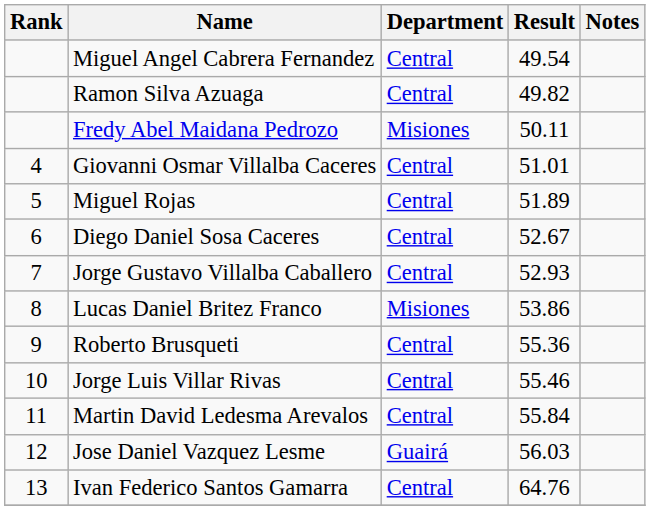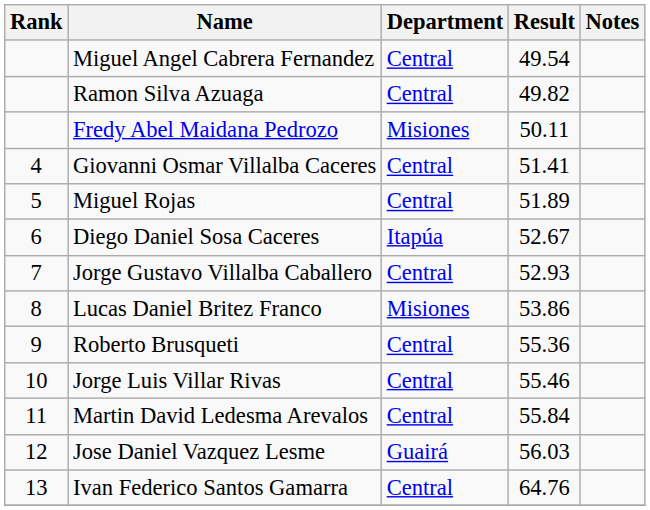(544, 165) 51.01 -> (544, 165) 51.41
(420, 237) Central -> (415, 237) Itapúa
